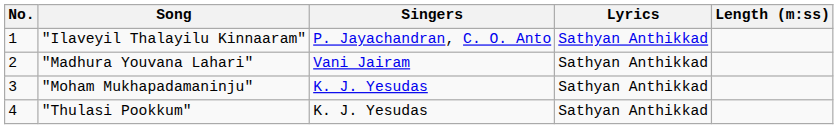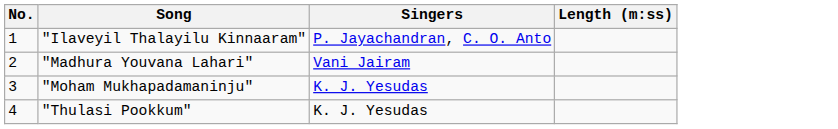- column: (633, 17)
